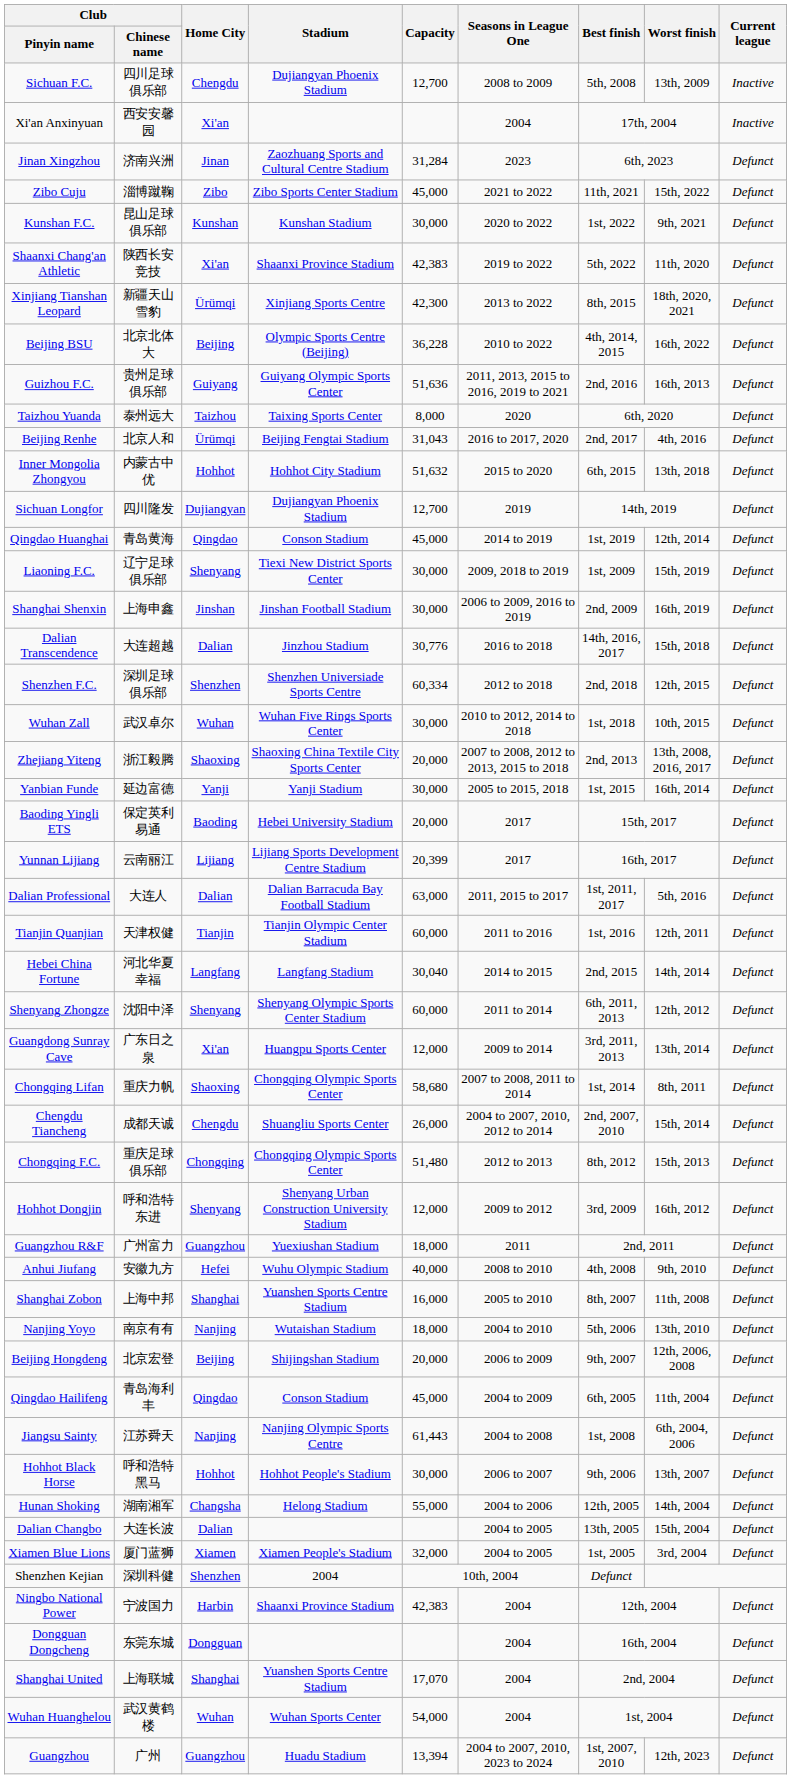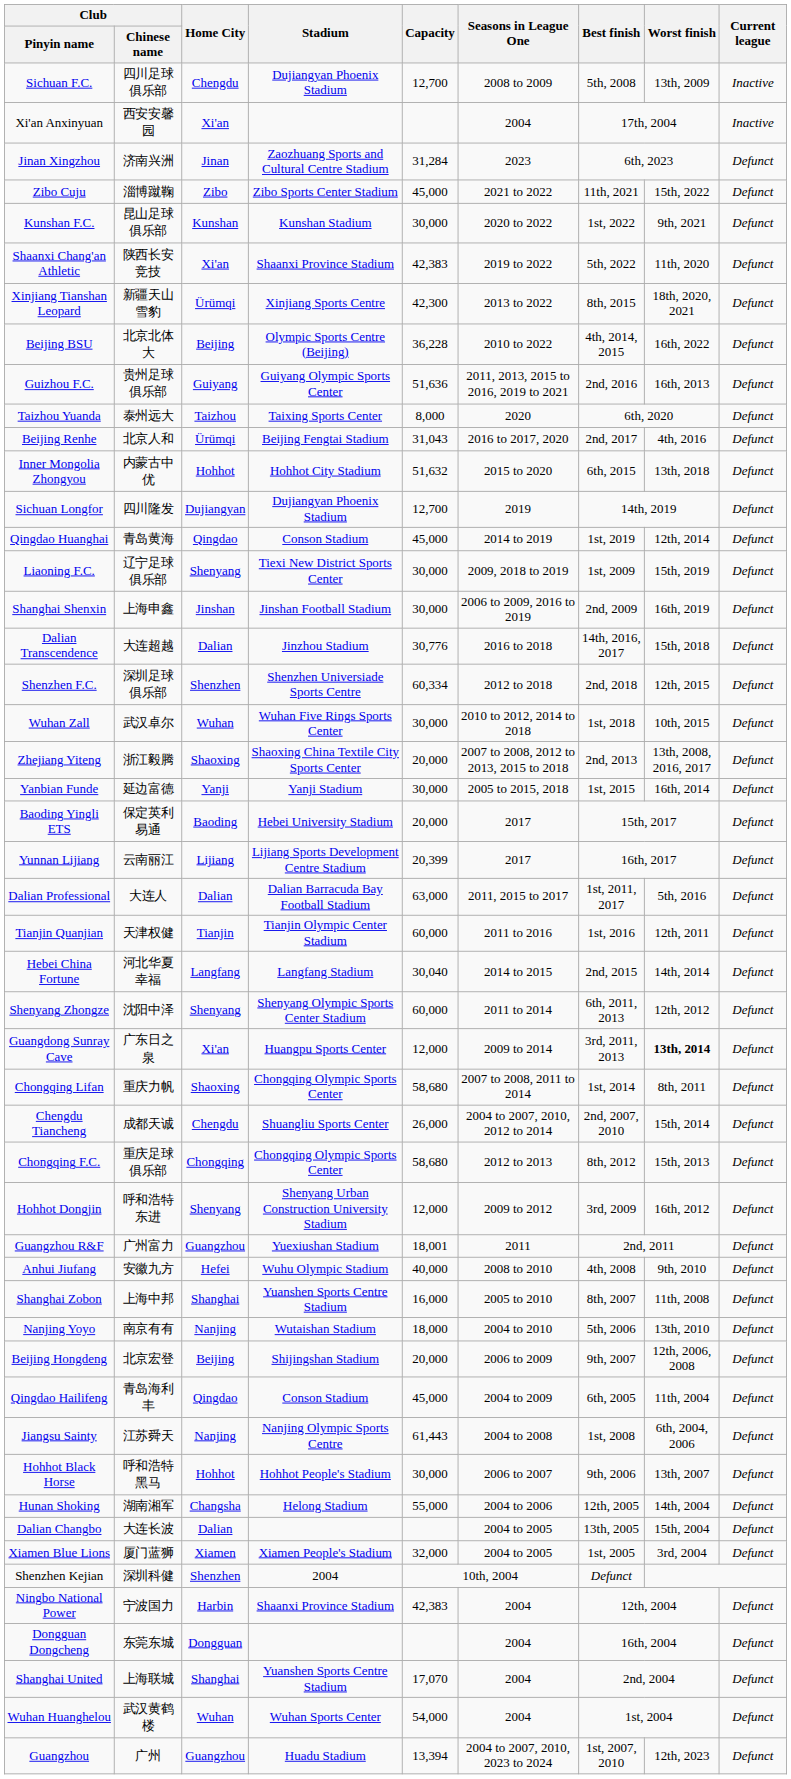(682, 1049) normal -> (682, 1049) bold
(430, 1162) 51,480 -> (430, 1162) 58,680
(430, 1246) 18,000 -> (430, 1246) 18,001
